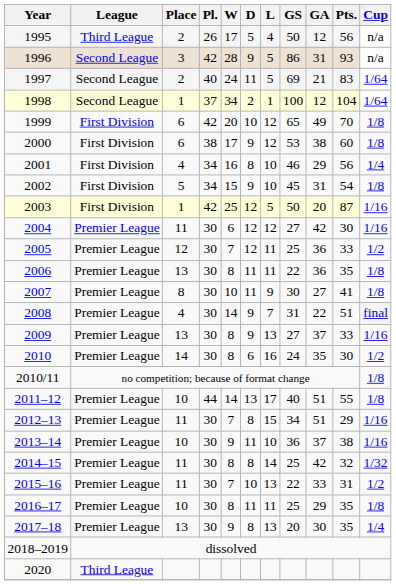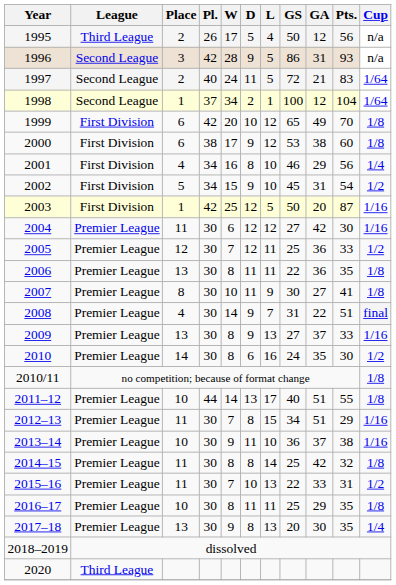(293, 79) 69 -> (293, 79) 72
(376, 185) 1/8 -> (376, 185) 1/2
(376, 462) 1/32 -> (376, 462) 1/8
